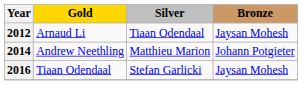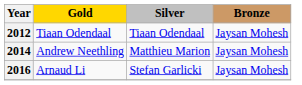(61, 32) Arnaud Li -> (74, 32) Tiaan Odendaal
(255, 51) Johann Potgieter -> (252, 51) Jaysan Mohesh
(74, 70) Tiaan Odendaal -> (61, 70) Arnaud Li
